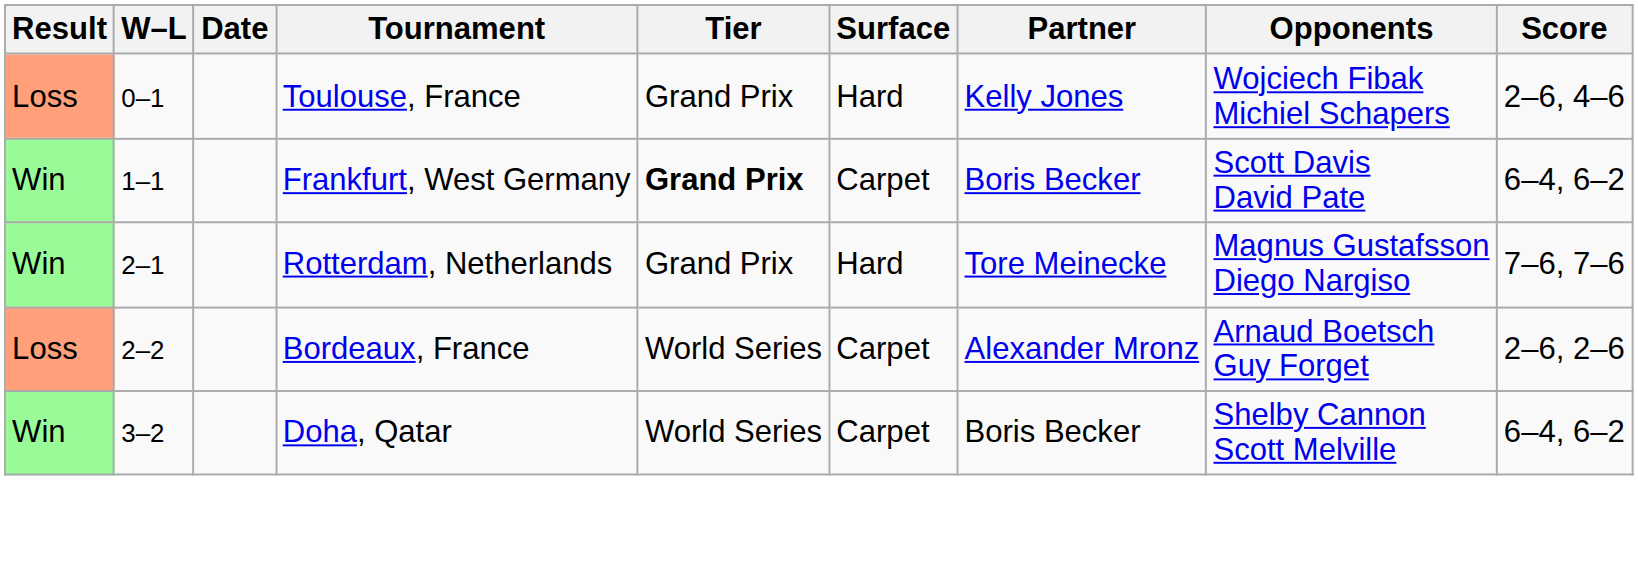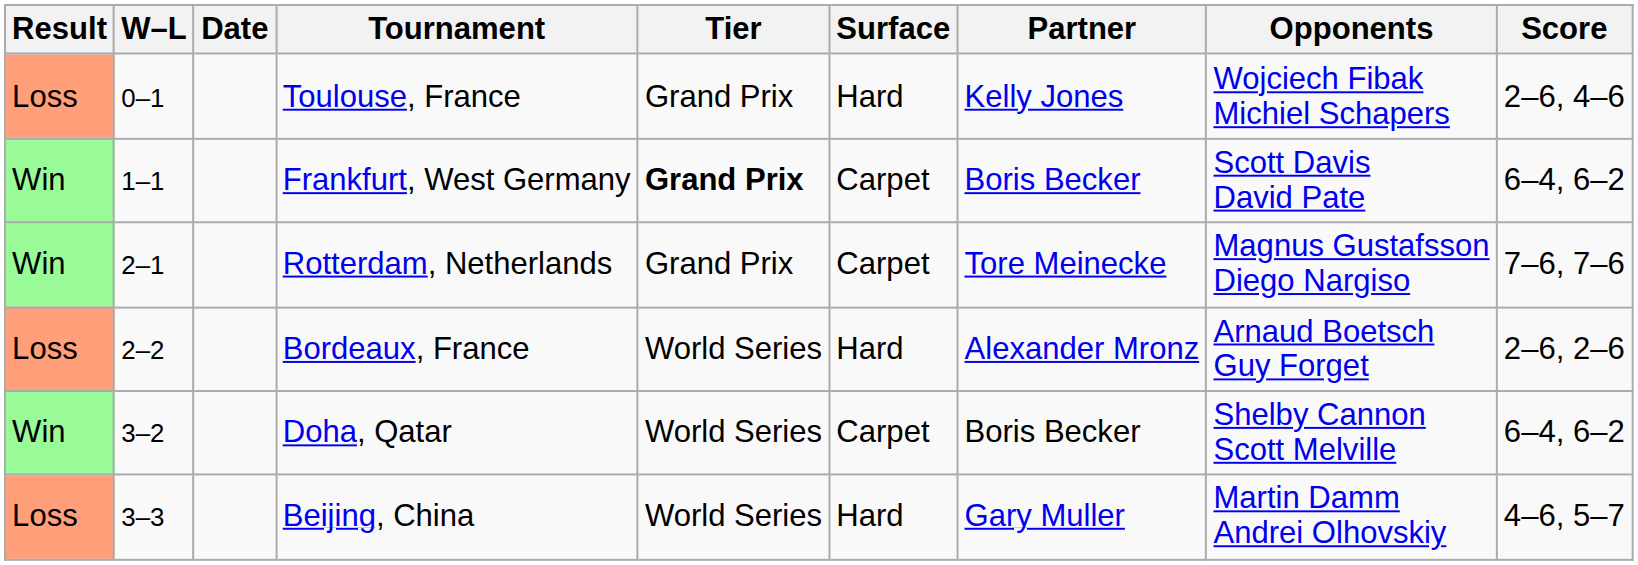(870, 264) Hard -> (883, 264) Carpet
(883, 348) Carpet -> (870, 348) Hard
+ row: (379, 516)
